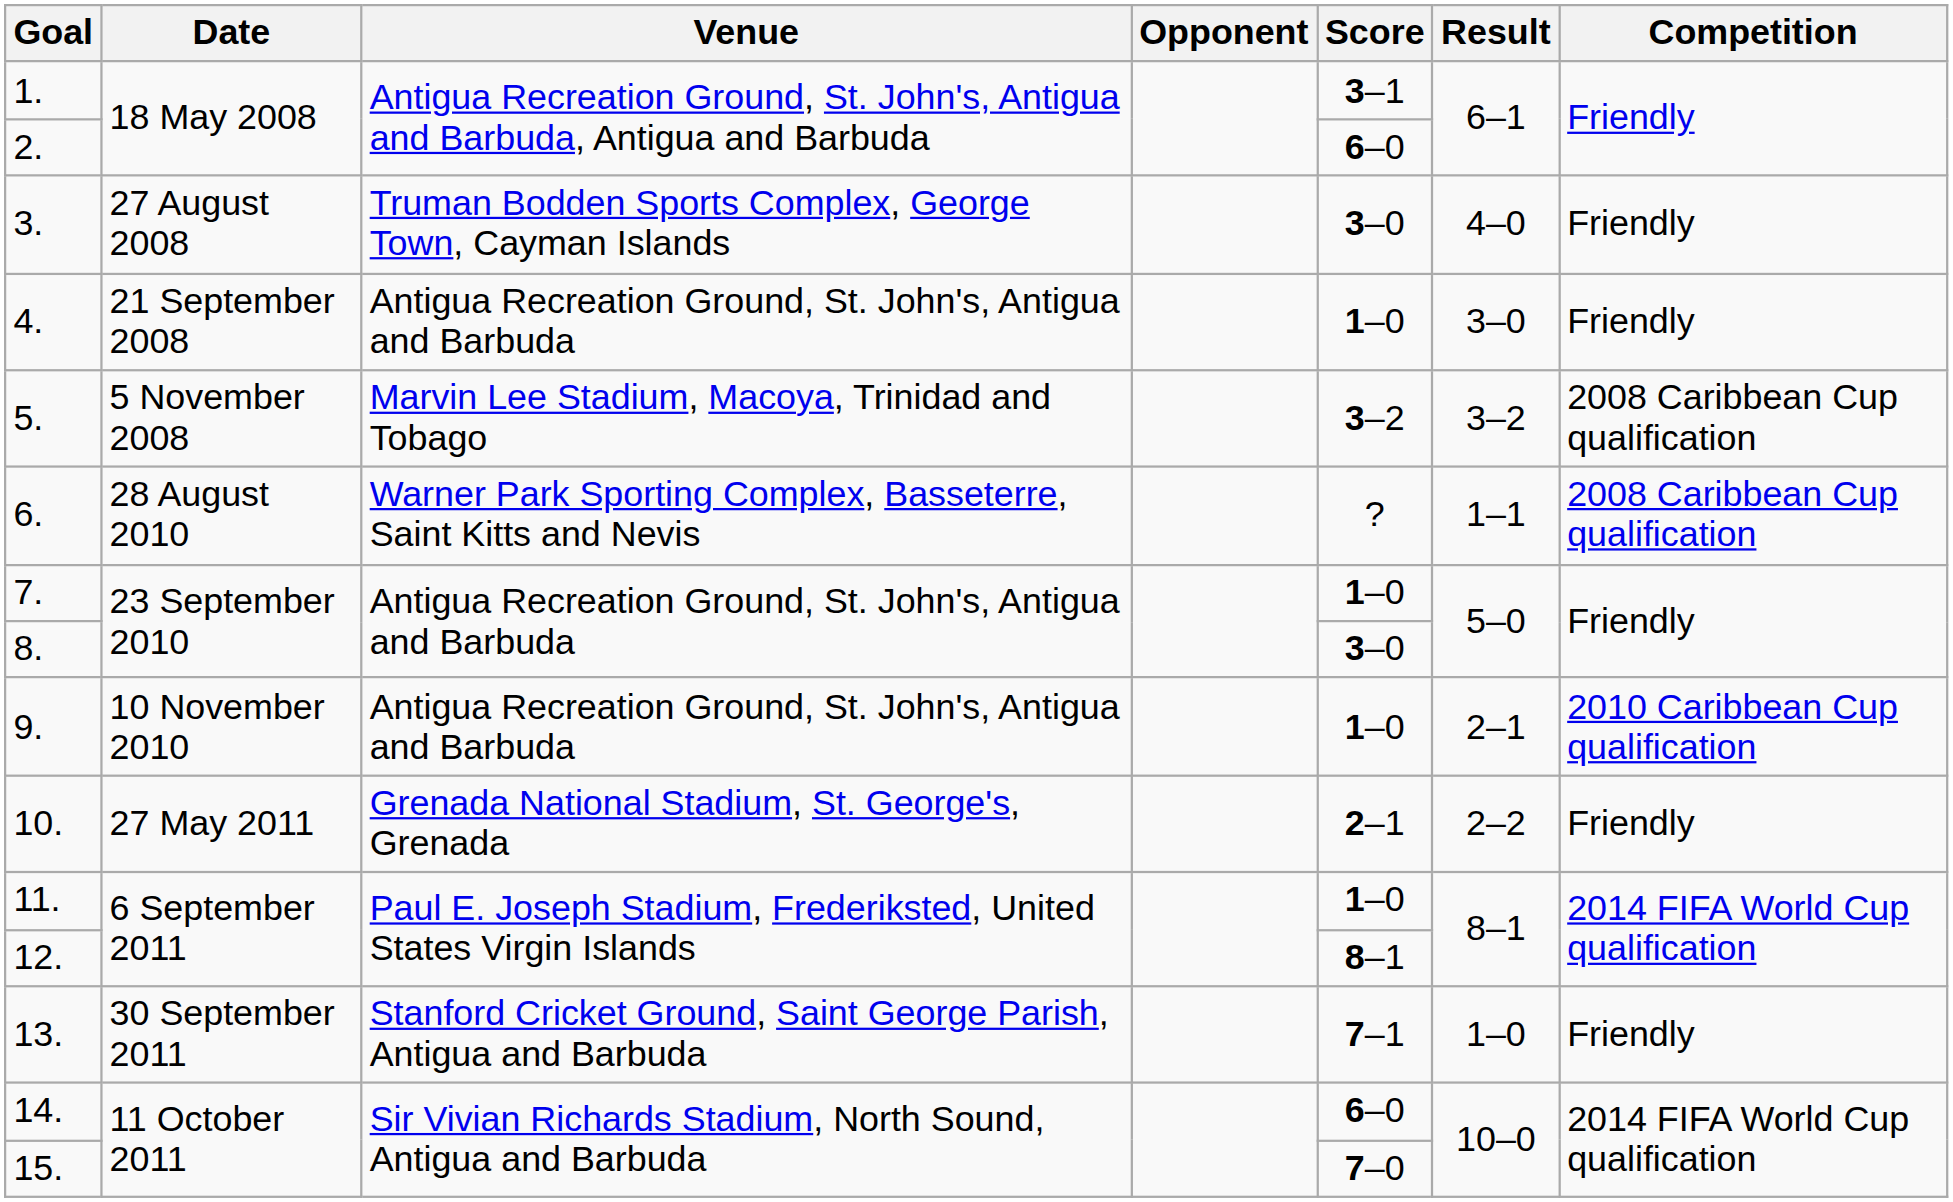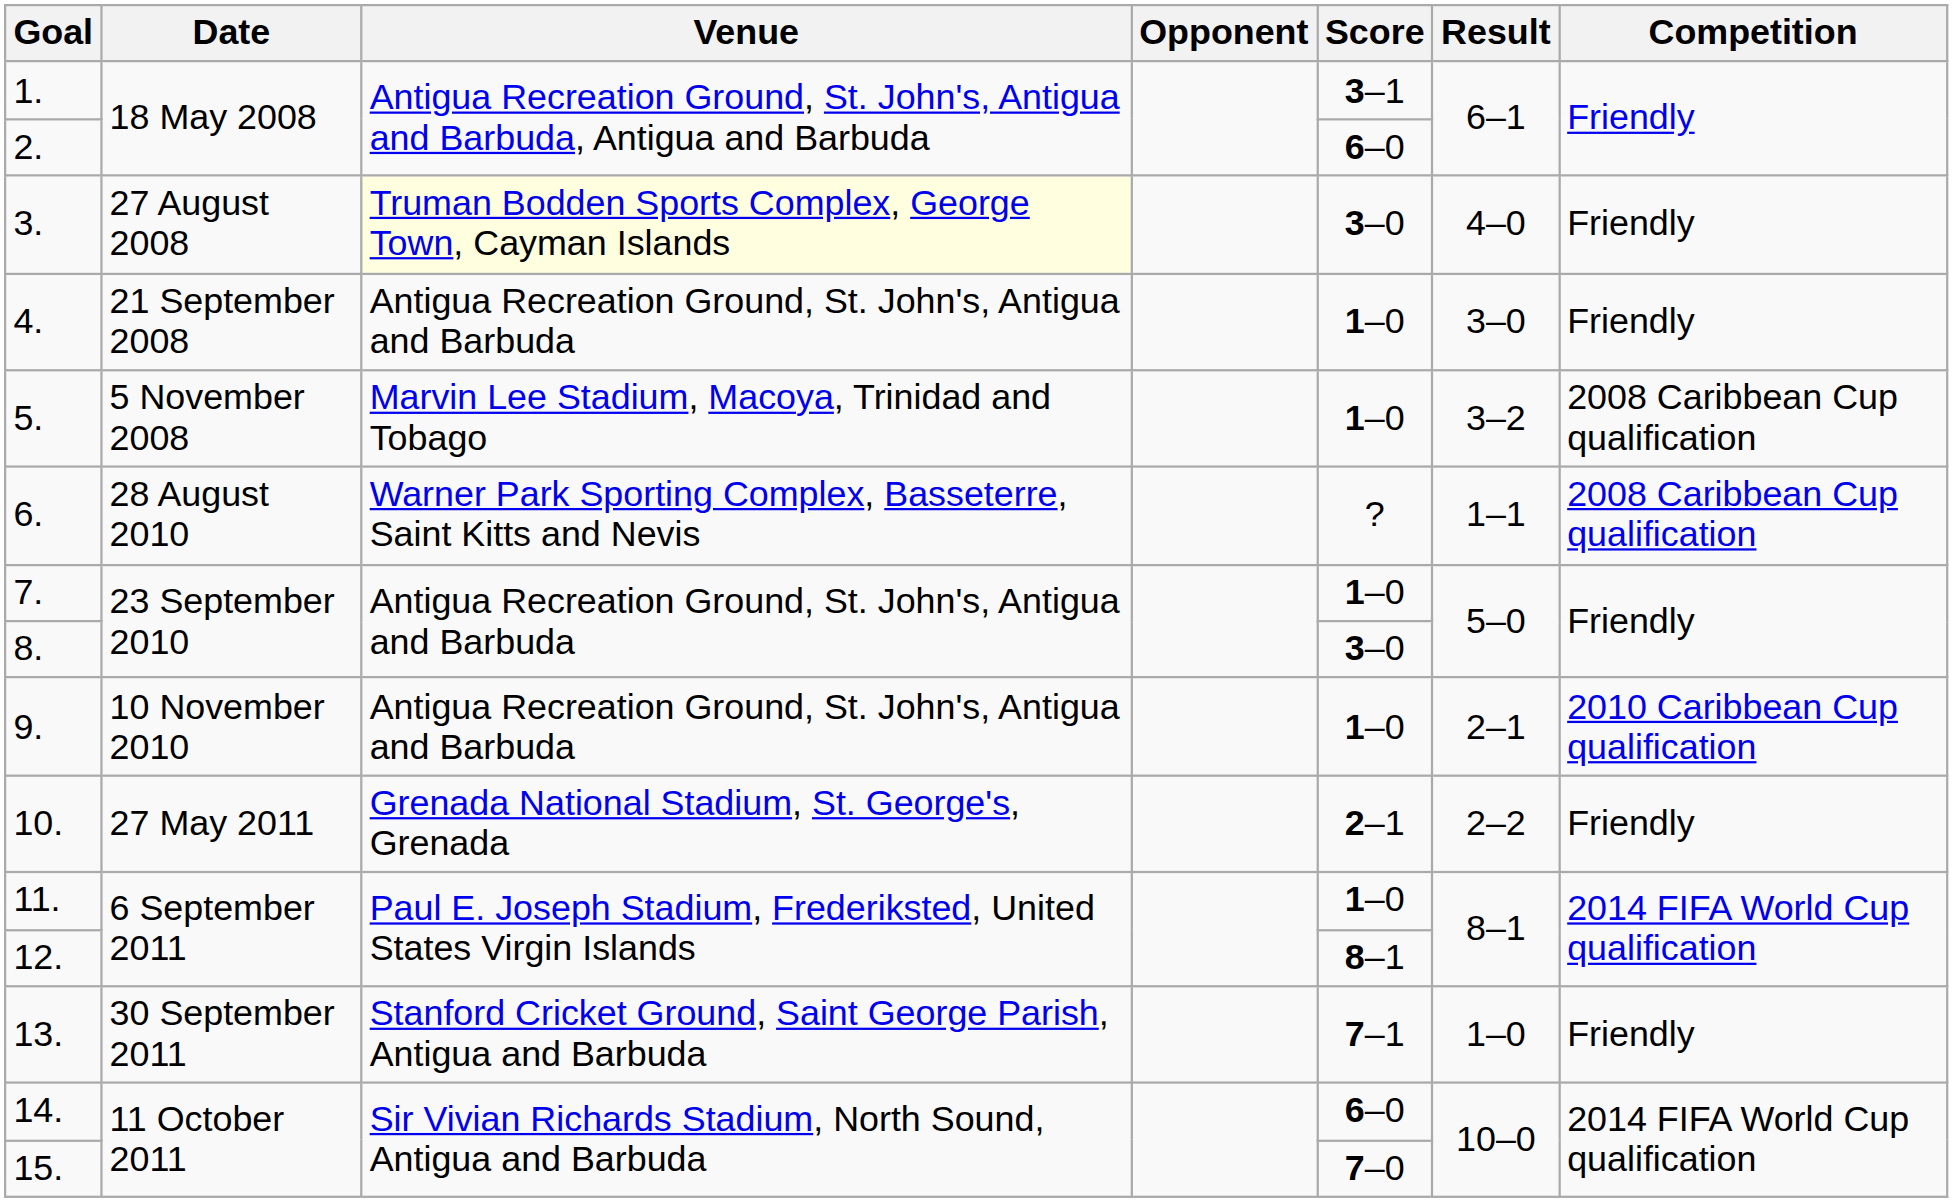(700, 223) no background -> (700, 223) lightyellow background
(1375, 417) 3–2 -> (1375, 417) 1–0
